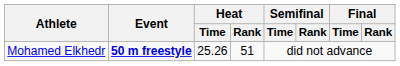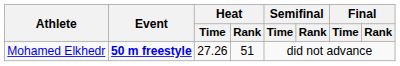(212, 52) 25.26 -> (212, 52) 27.26
